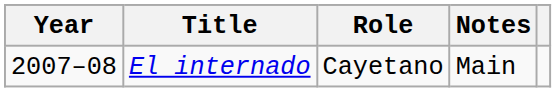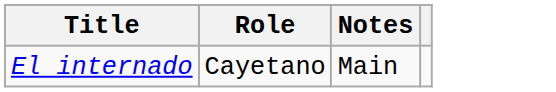- column: (64, 26)
